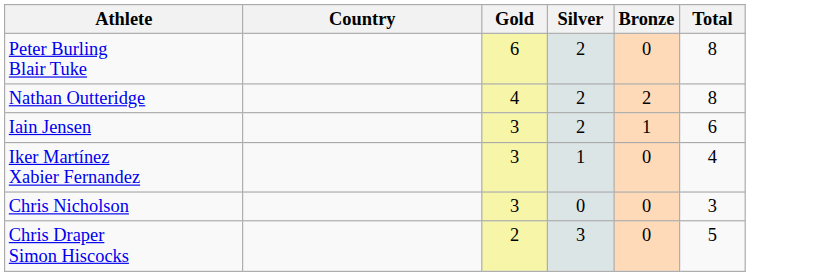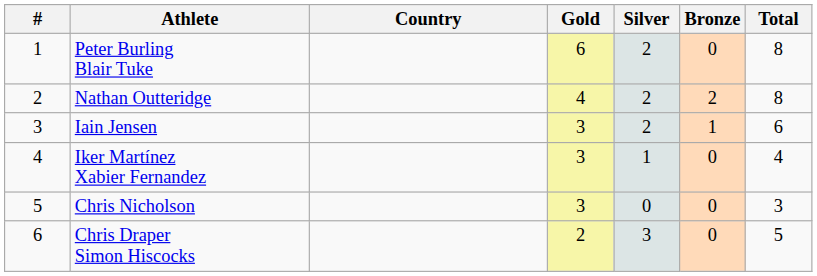+ column: (38, 19)
